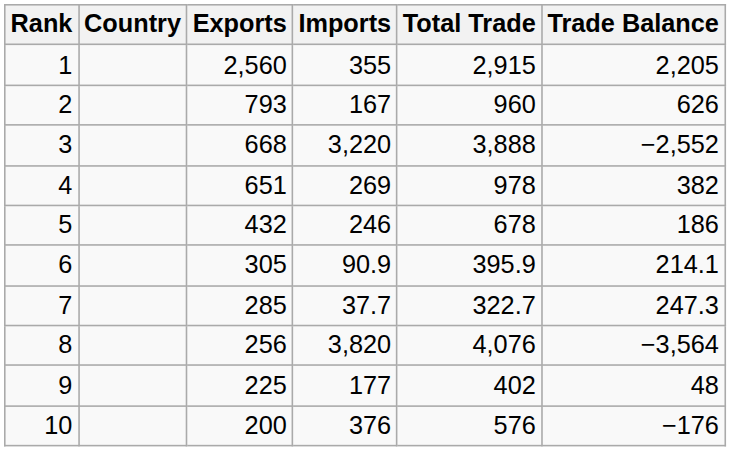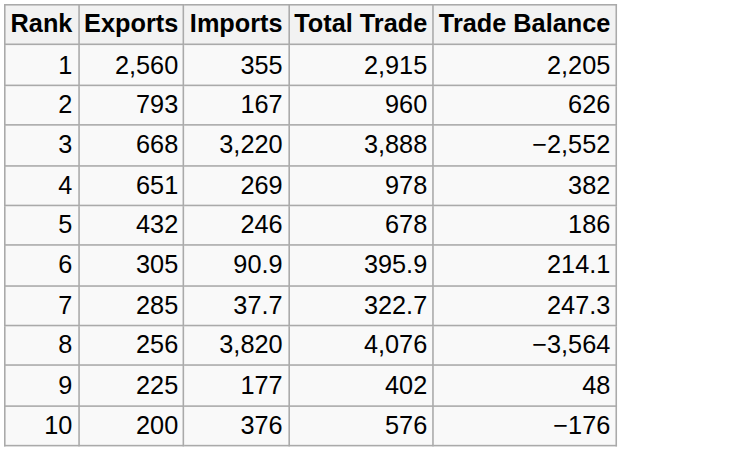- column: (133, 24)
